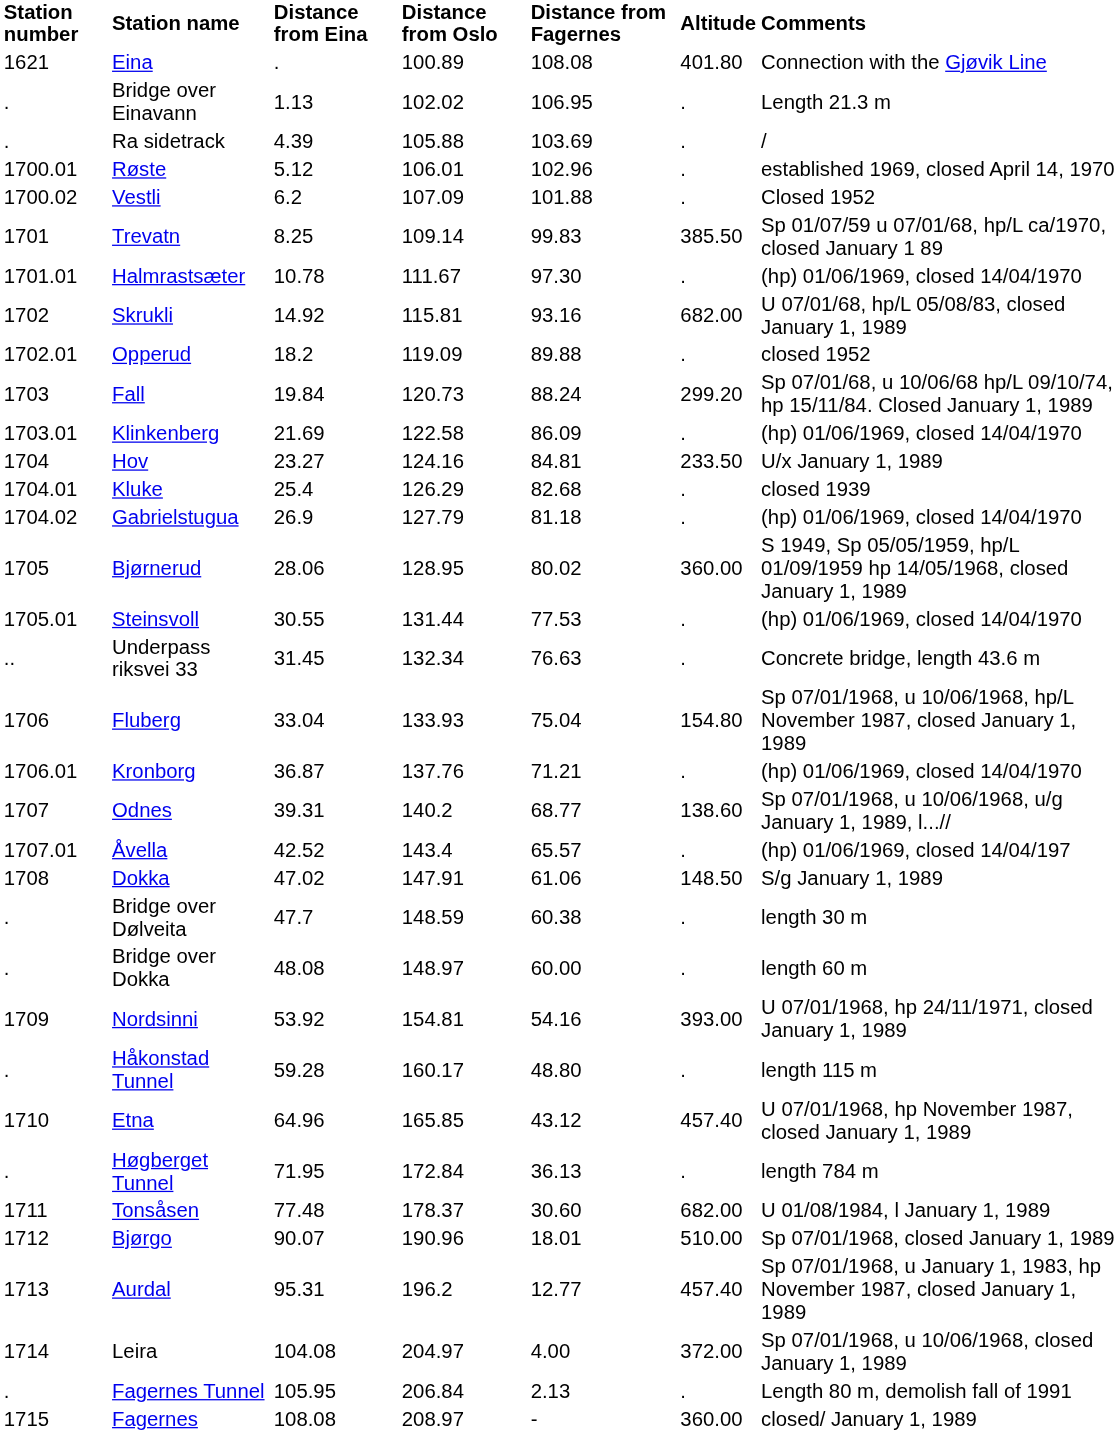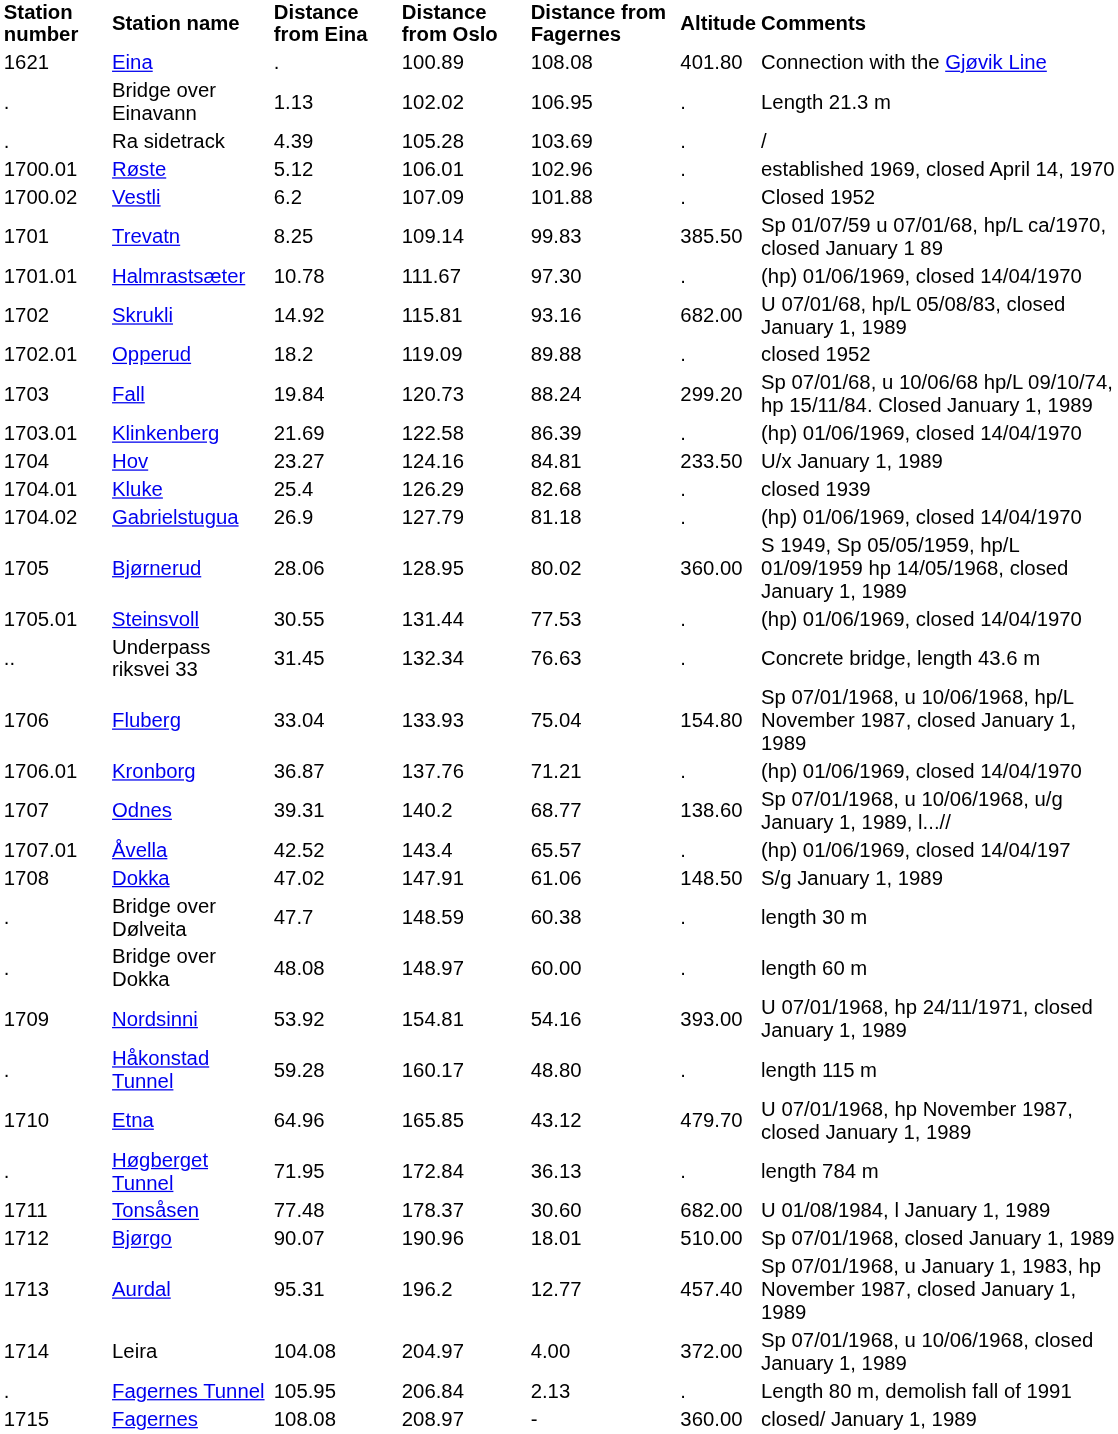(433, 141) 105.88 -> (433, 141) 105.28
(556, 433) 86.09 -> (556, 433) 86.39
(711, 1120) 457.40 -> (711, 1120) 479.70
